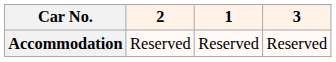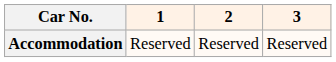columns swapped: (229, 17) <-> (160, 17)
